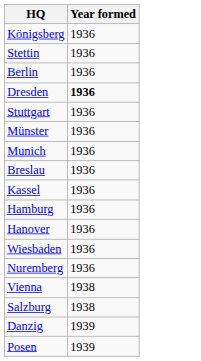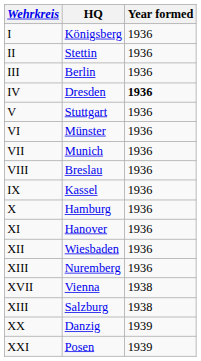+ column: (33, 14)
